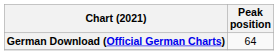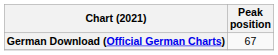(250, 41) 64 -> (250, 41) 67
